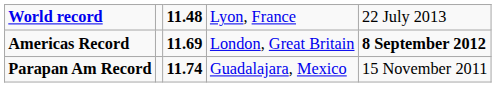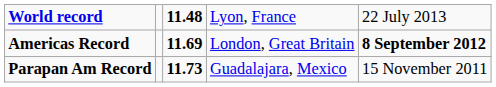(184, 69) 11.74 -> (184, 69) 11.73
